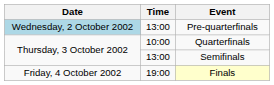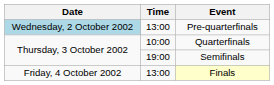(158, 57) 13:00 -> (158, 57) 19:00
(158, 73) 19:00 -> (158, 73) 13:00
